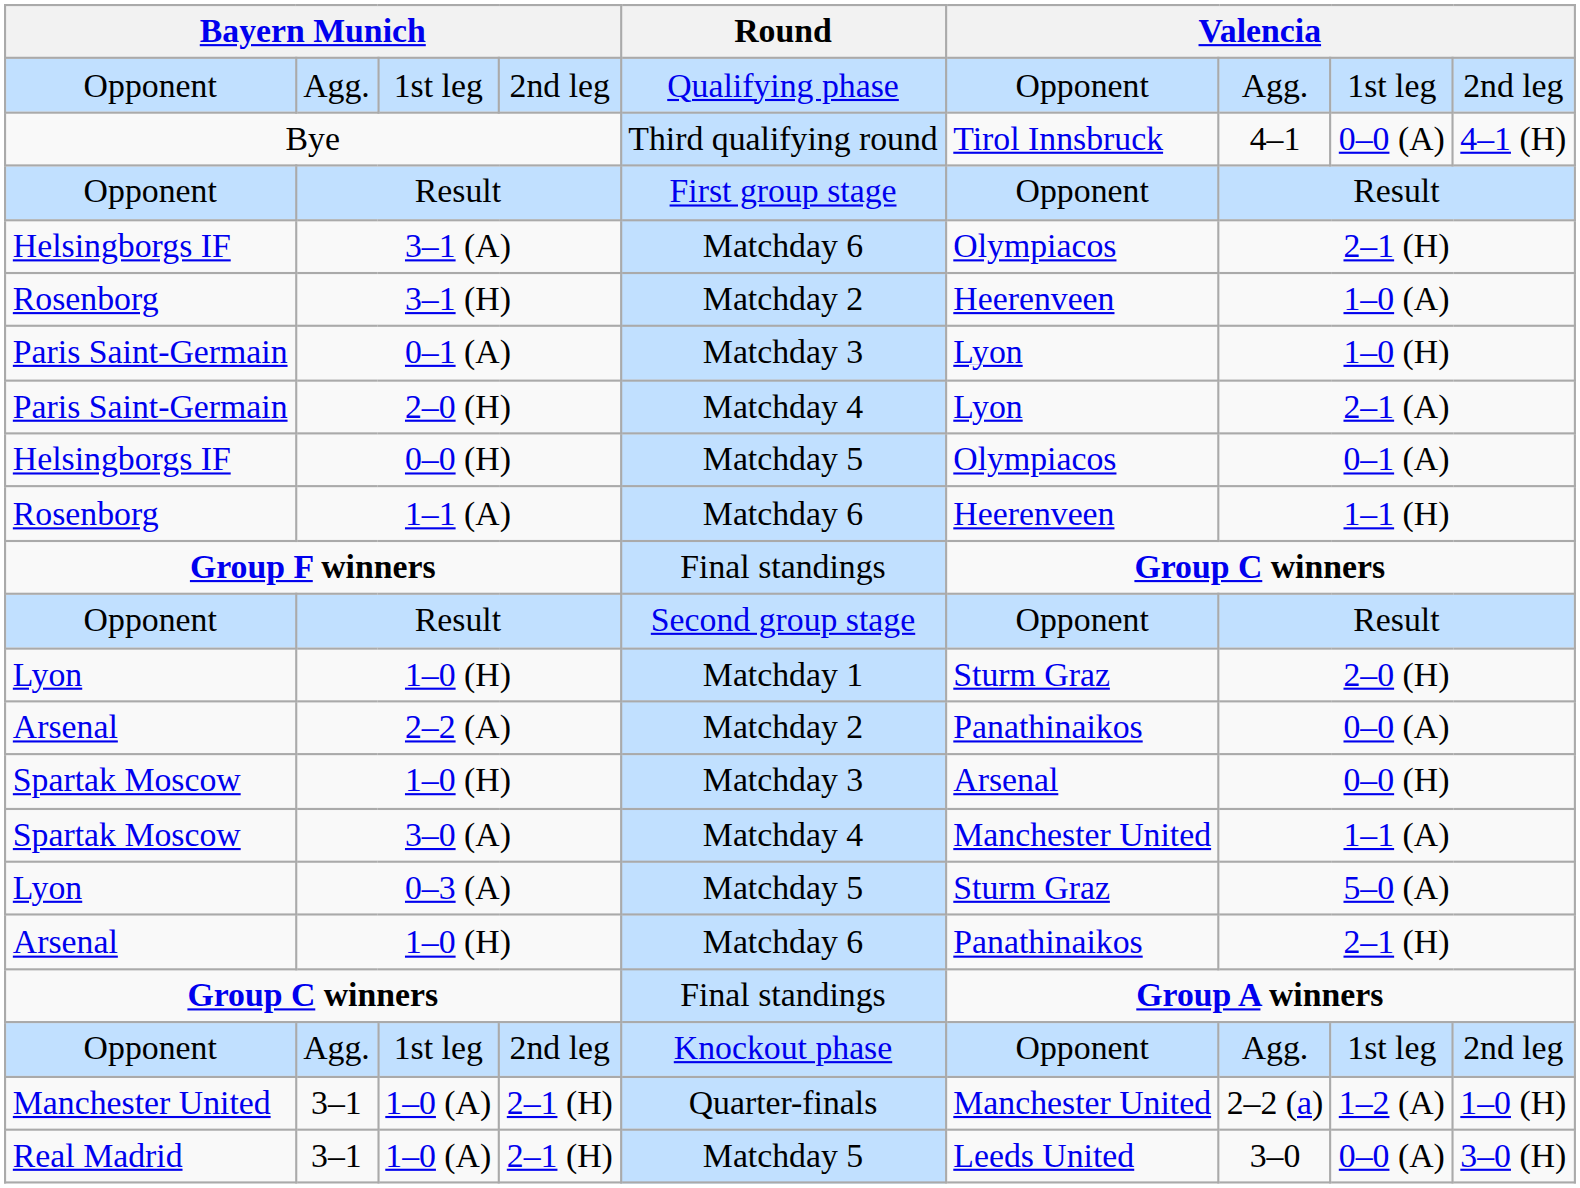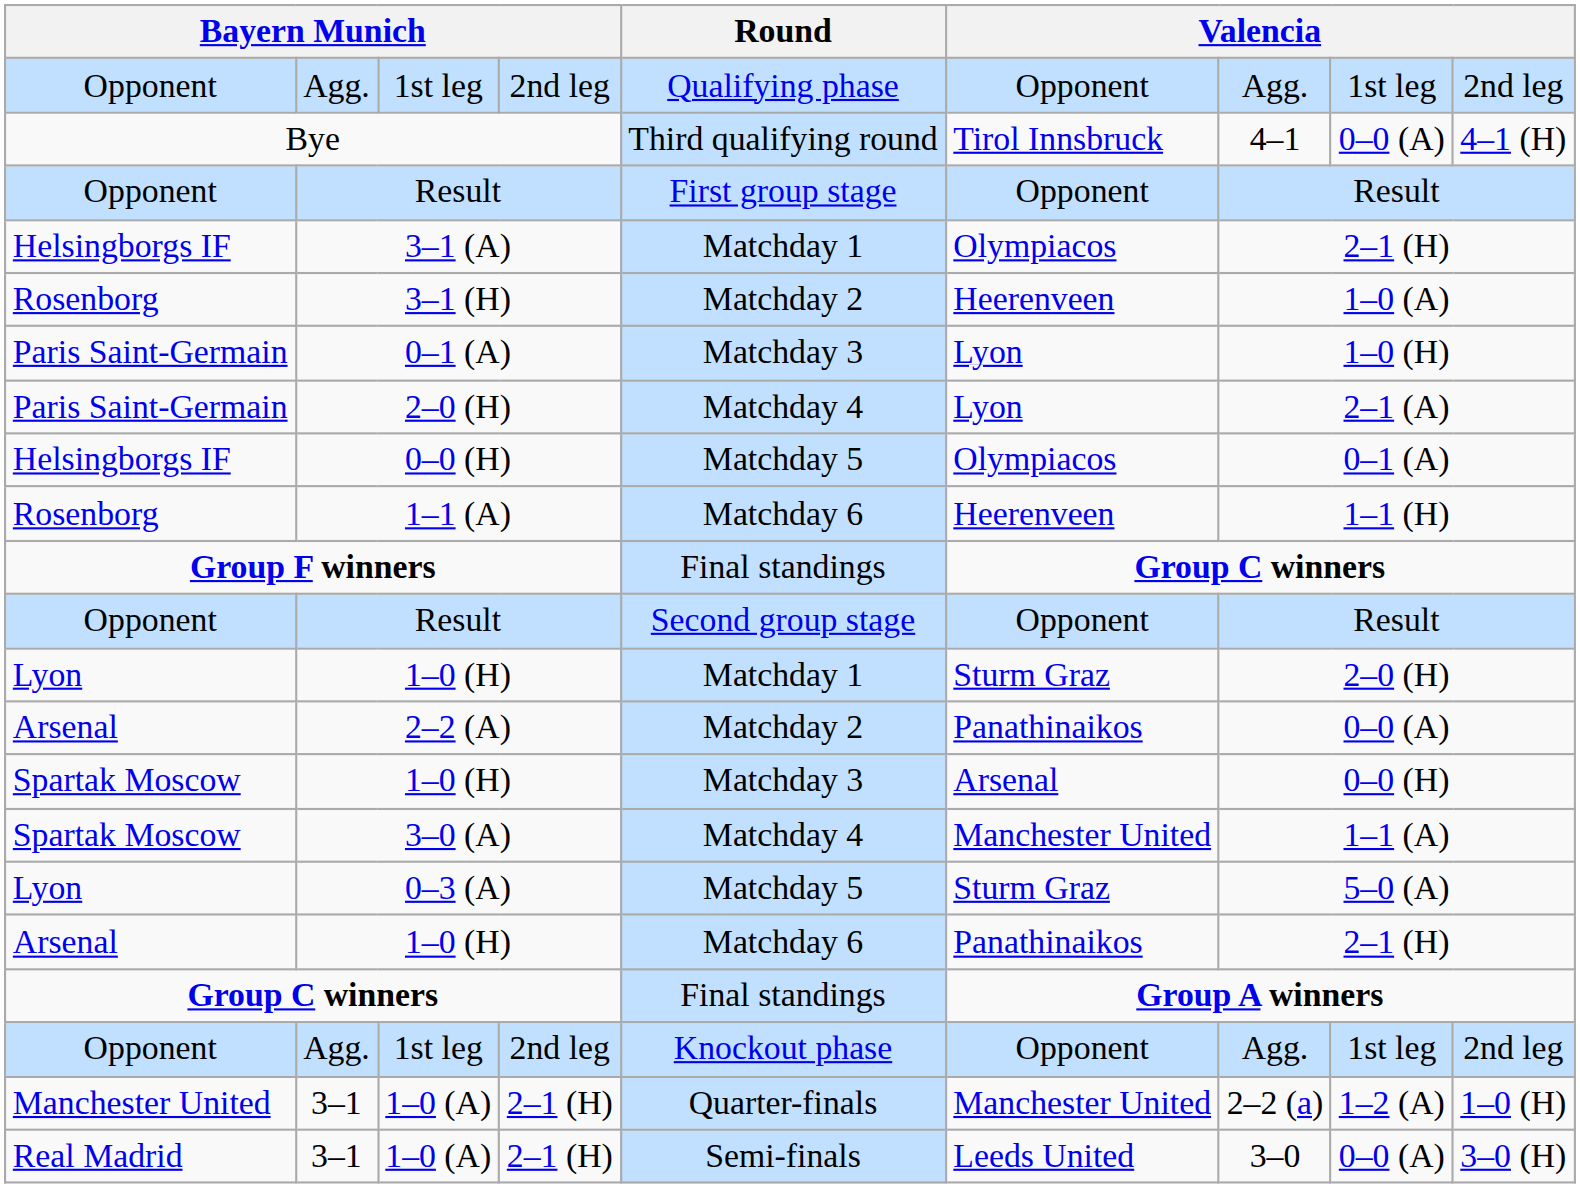(783, 245) Matchday 6 -> (783, 245) Matchday 1
(783, 1155) Matchday 5 -> (783, 1155) Semi-finals
